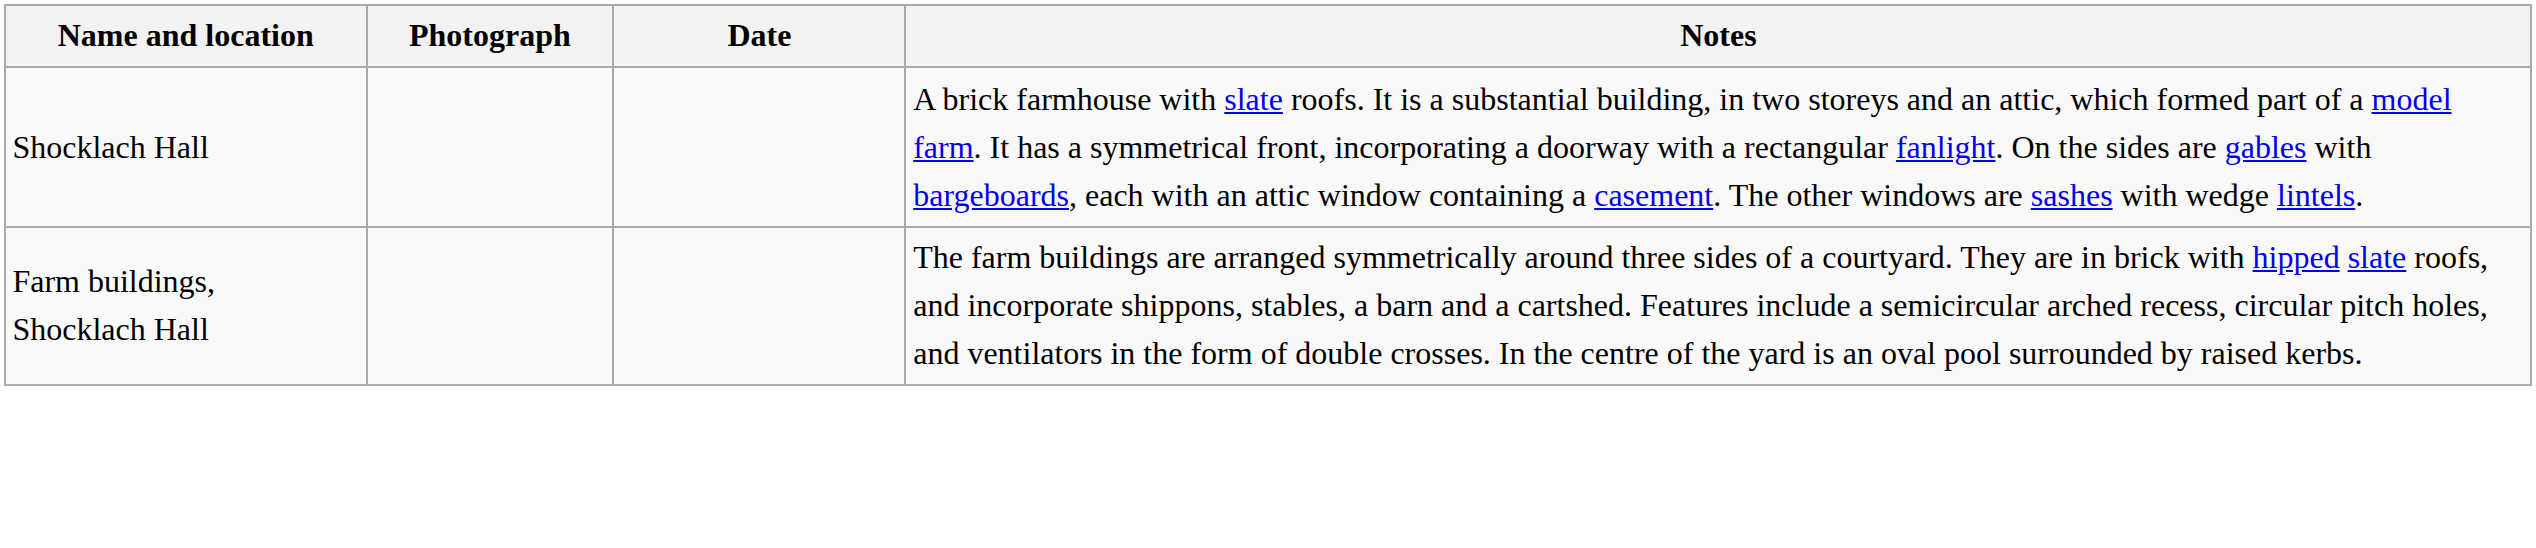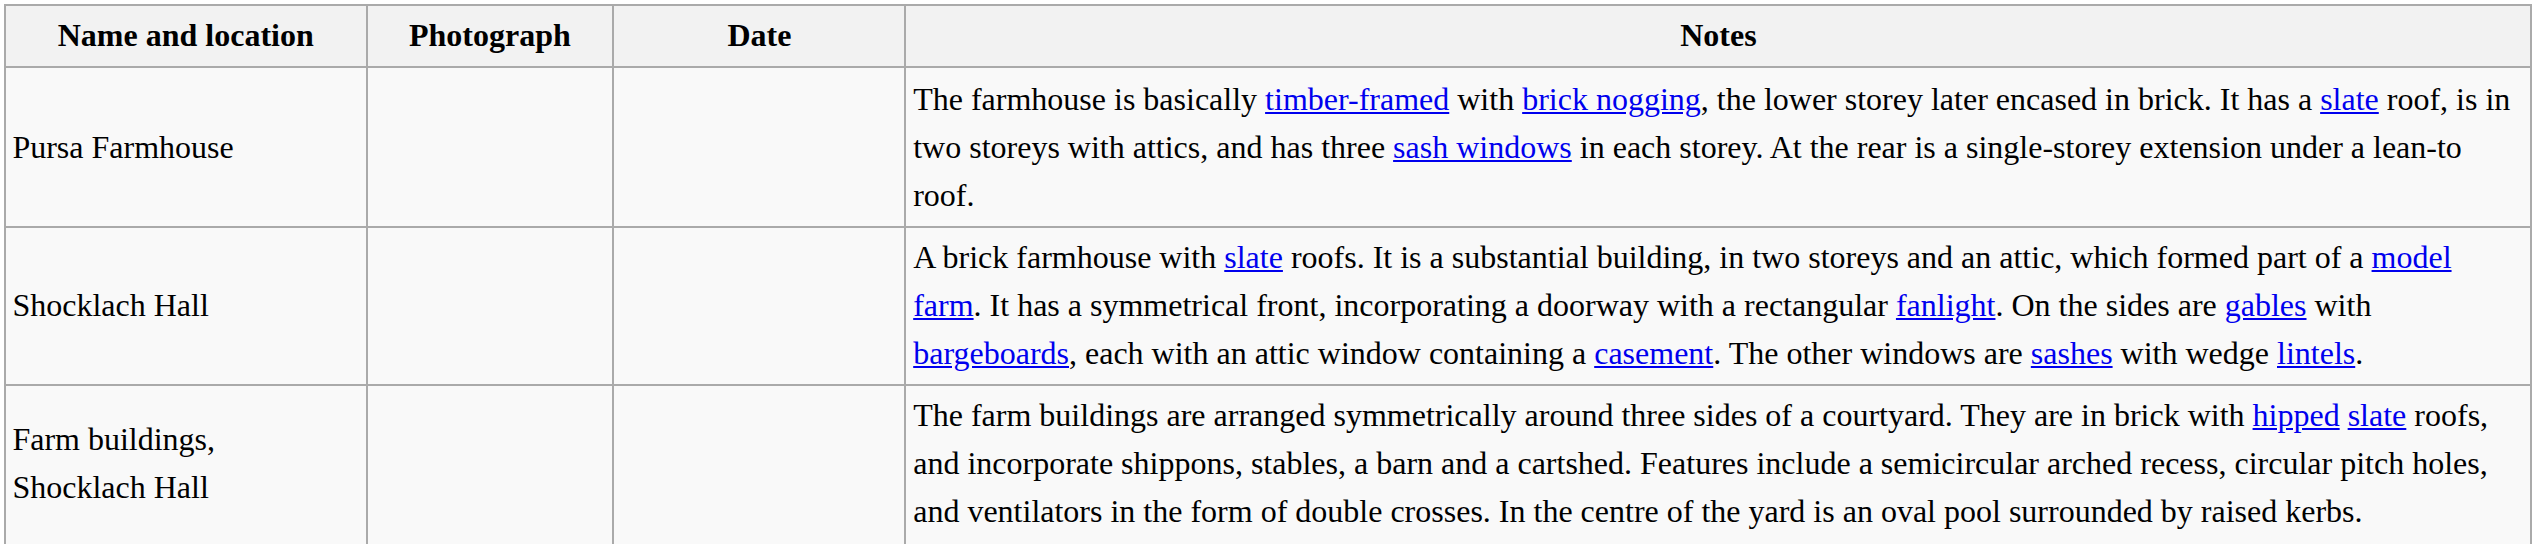+ row: (123, 146)
